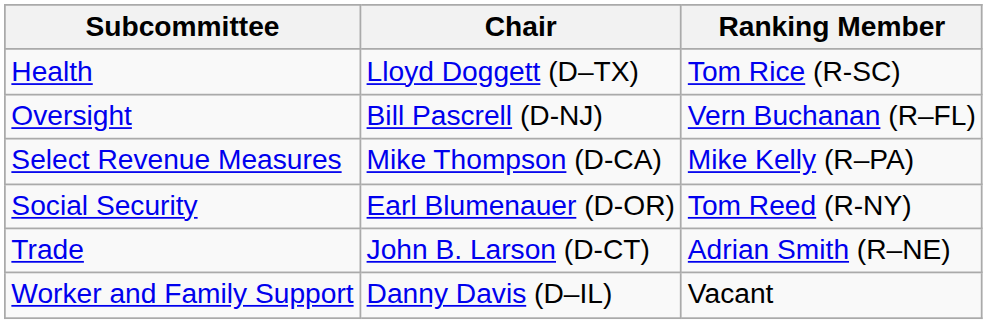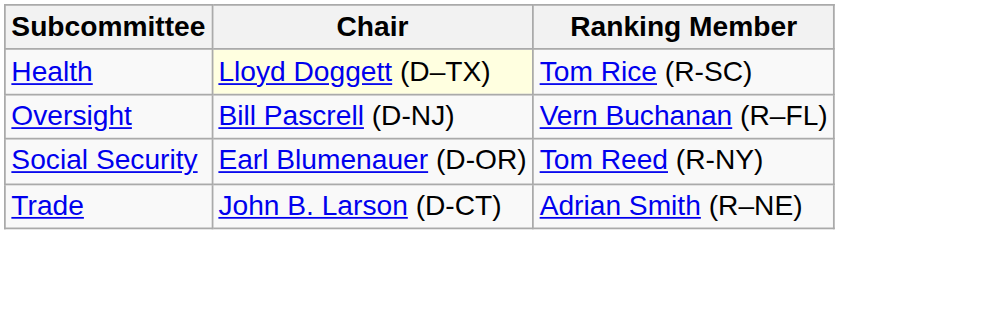(503, 71) no background -> (355, 71) lightyellow background
- row: (177, 160)
- row: (182, 294)
